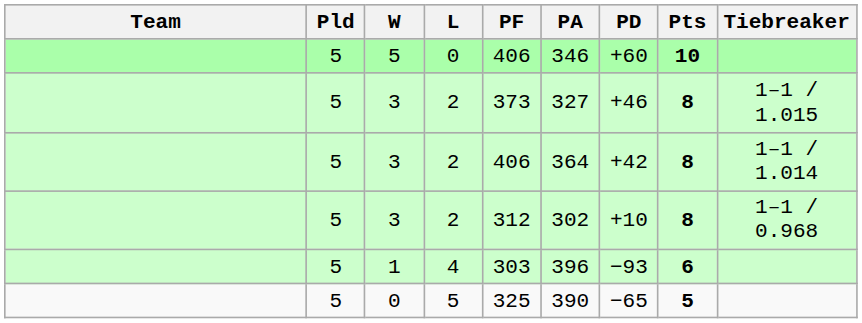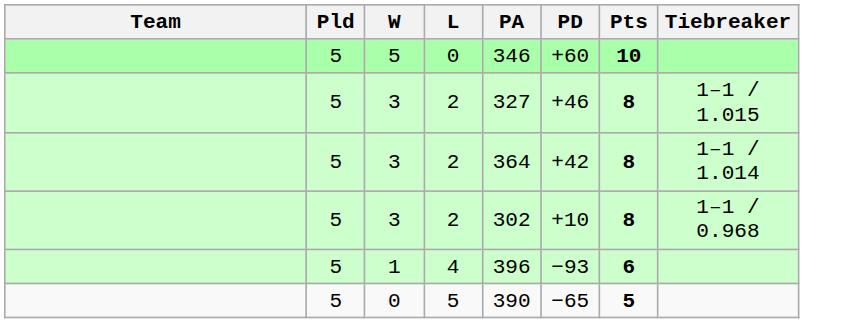- column: (512, 22)
